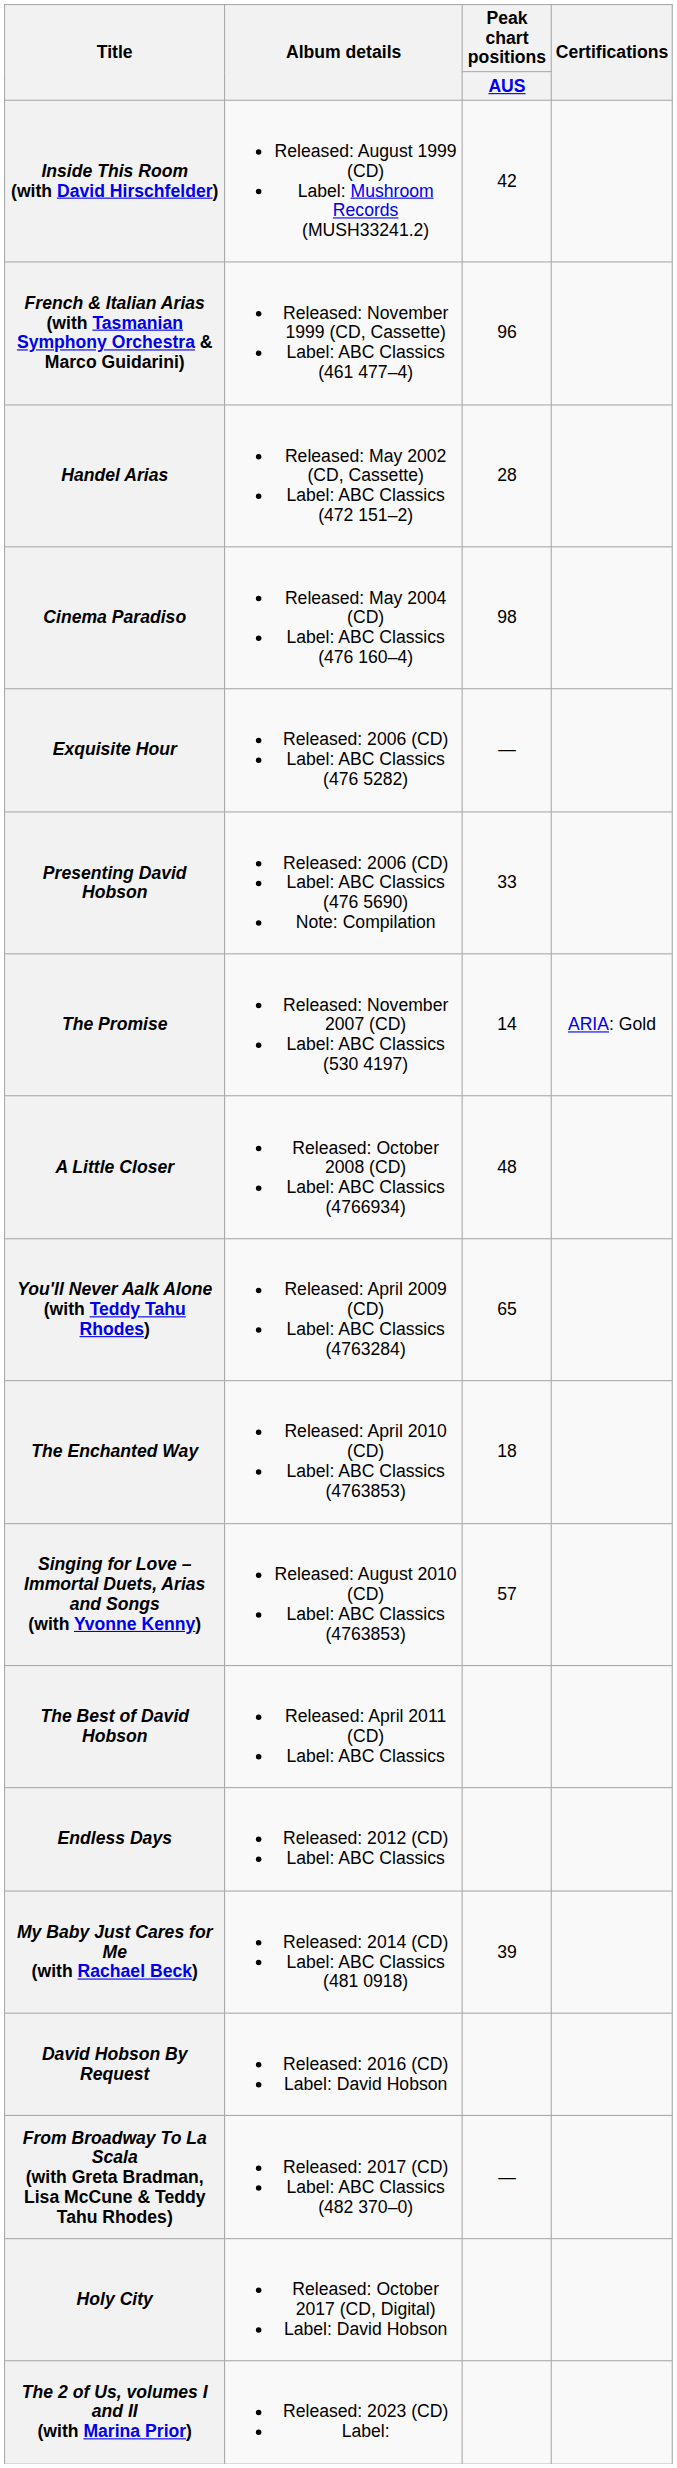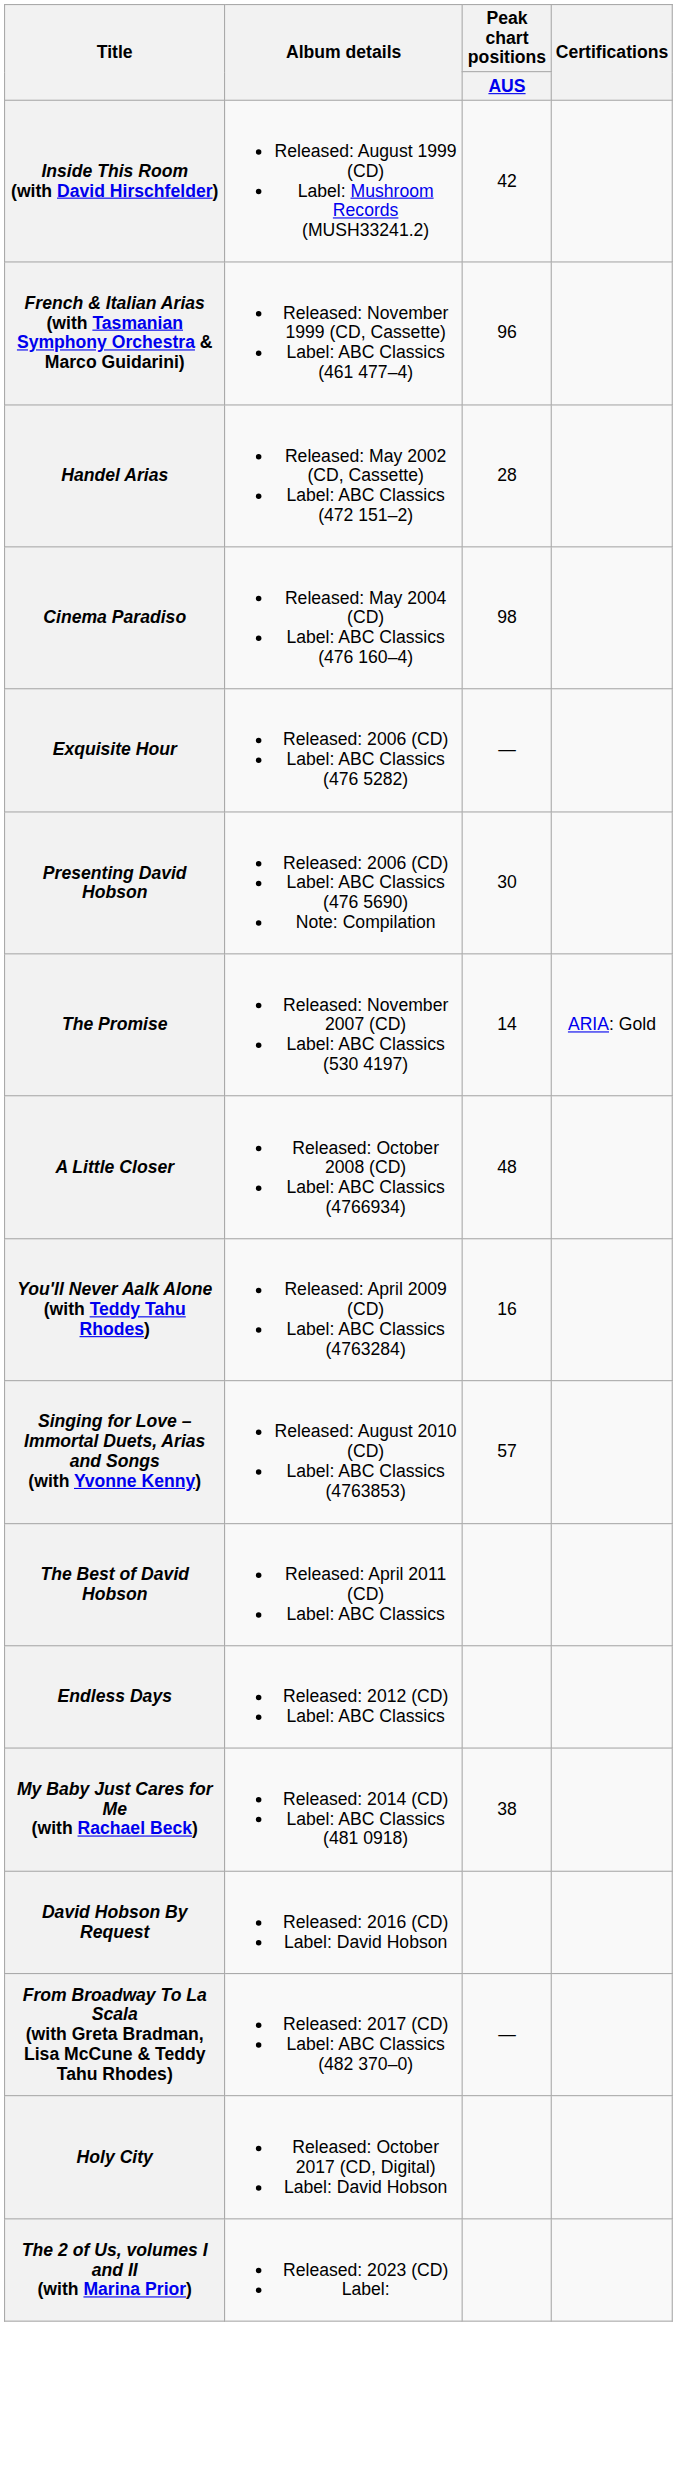(507, 882) 33 -> (507, 882) 30
(507, 1309) 65 -> (507, 1309) 16
- row: (115, 1451)
(507, 1951) 39 -> (507, 1809) 38
